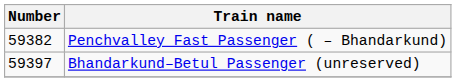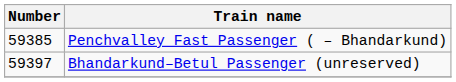(30, 40) 59382 -> (30, 40) 59385
